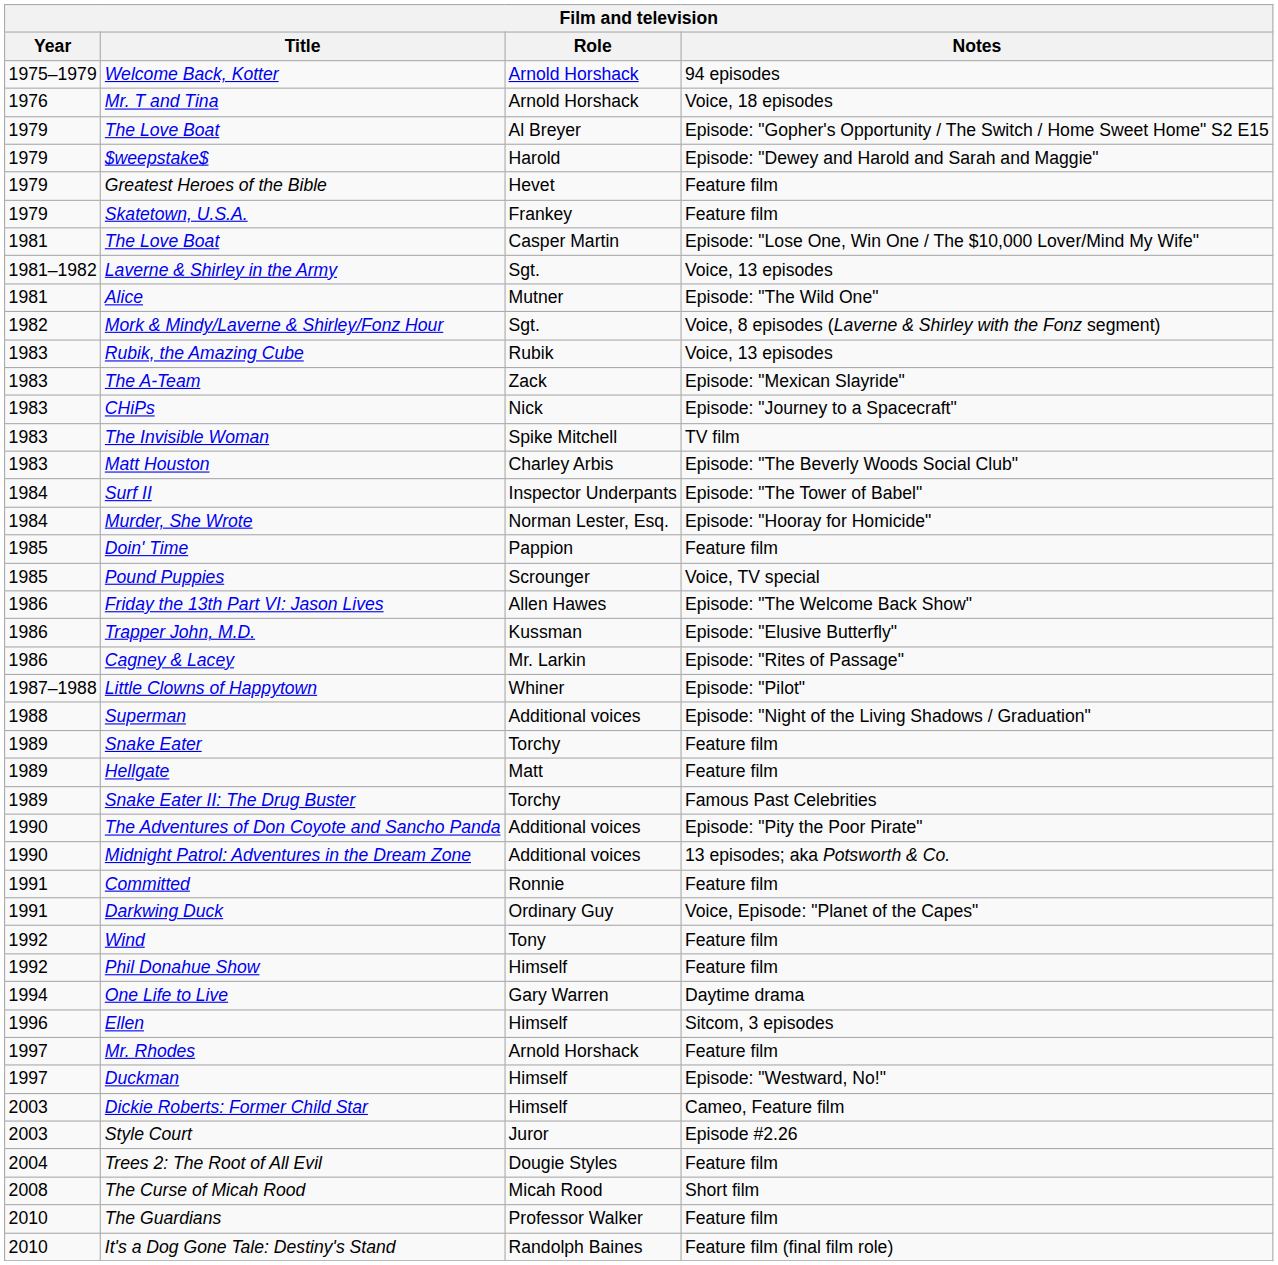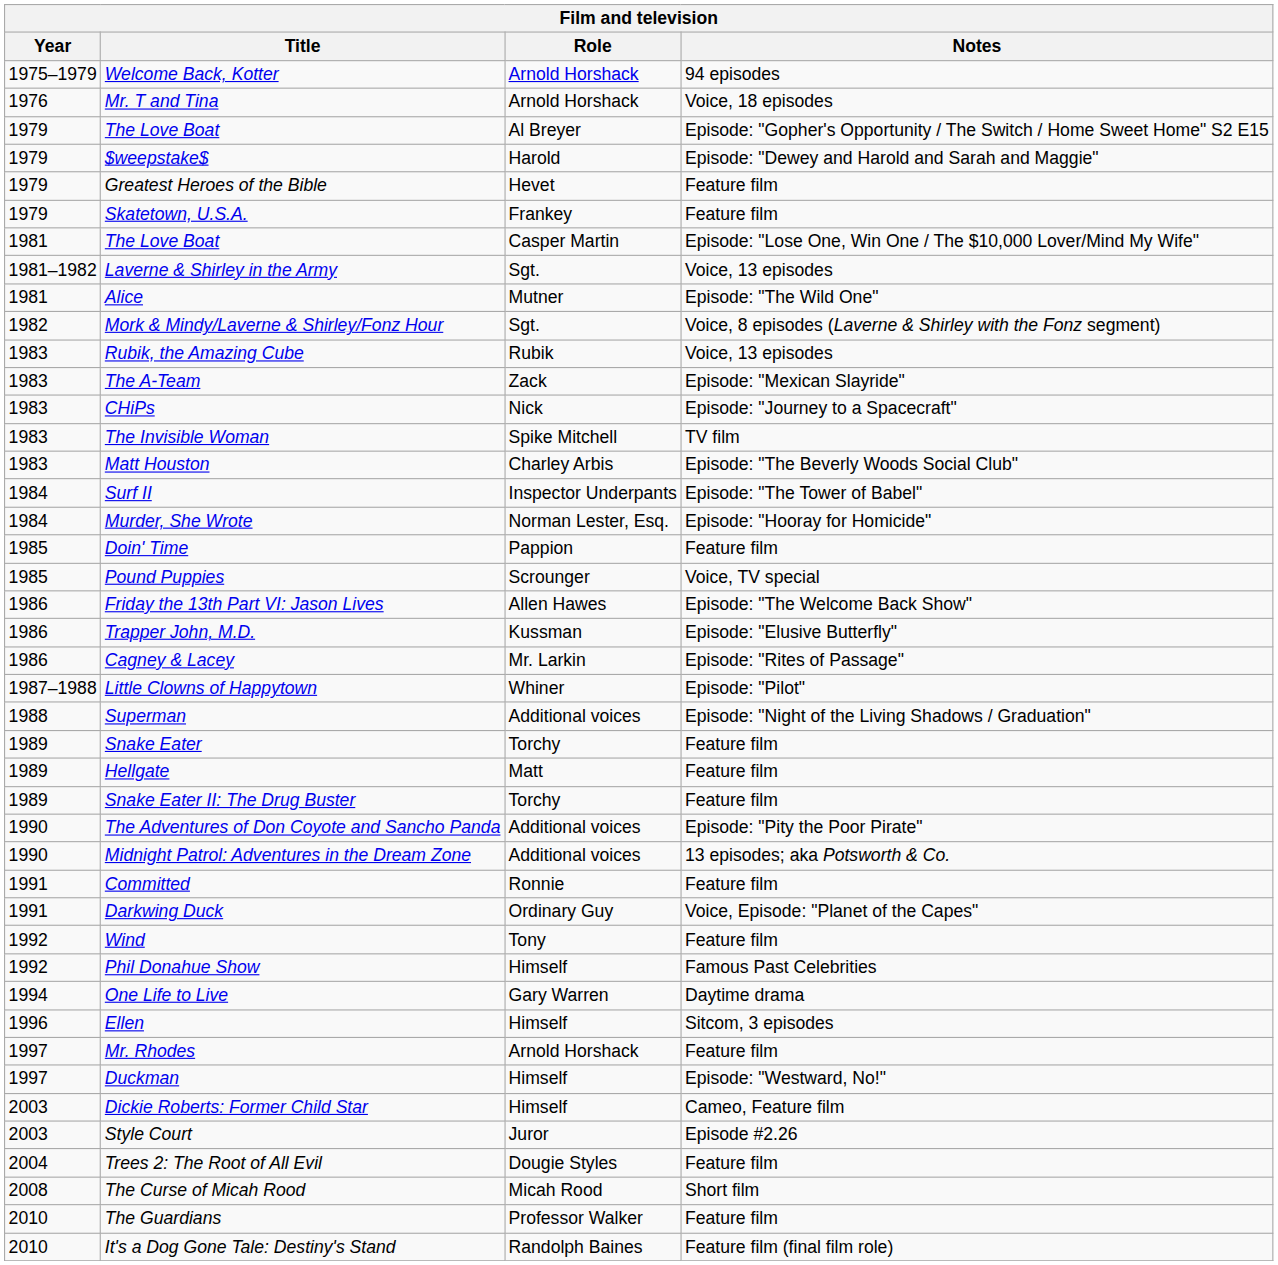(781, 800) Famous Past Celebrities -> (731, 800) Feature film
(731, 967) Feature film -> (781, 967) Famous Past Celebrities
